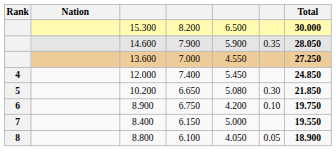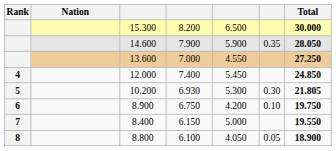(189, 90) 6.650 -> (189, 90) 6.930
(236, 90) 5.080 -> (236, 90) 5.300
(308, 90) 21.850 -> (308, 90) 21.805
